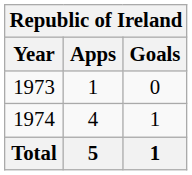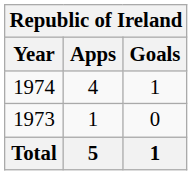rows swapped: (34, 86) <-> (34, 119)
